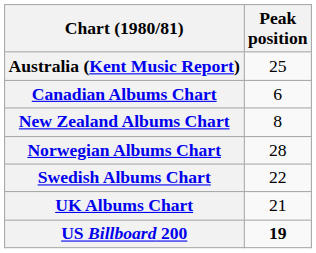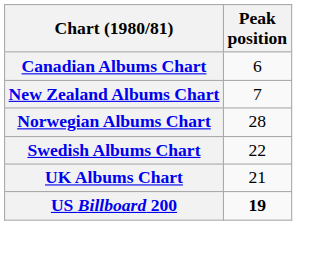- row: (124, 66)
(278, 121) 8 -> (257, 94) 7
